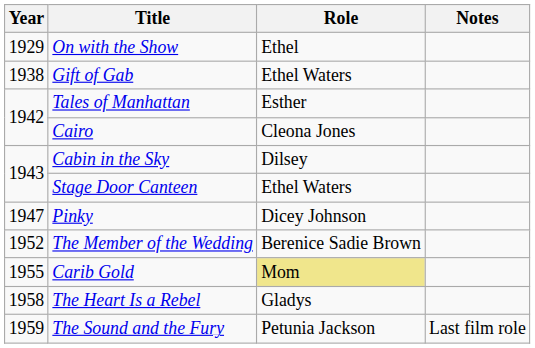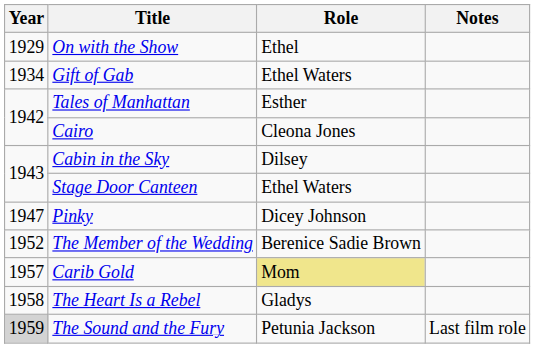(26, 74) 1938 -> (26, 74) 1934
(26, 272) 1955 -> (26, 272) 1957
(26, 328) no background -> (26, 328) lightgrey background
